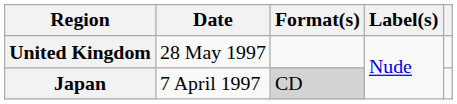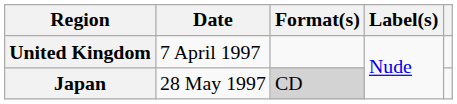(213, 51) 28 May 1997 -> (210, 51) 7 April 1997
(210, 83) 7 April 1997 -> (213, 83) 28 May 1997
